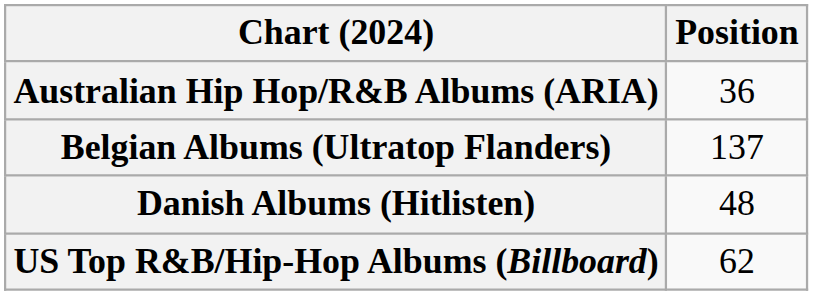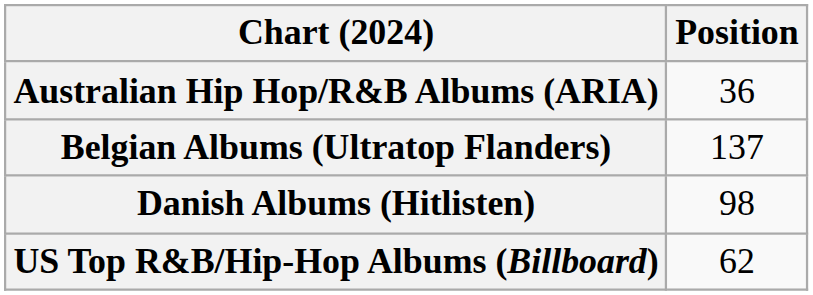(737, 203) 48 -> (737, 203) 98
